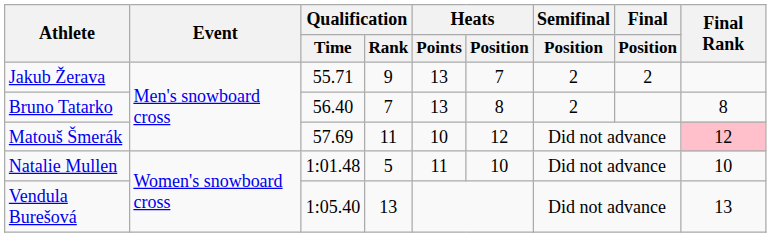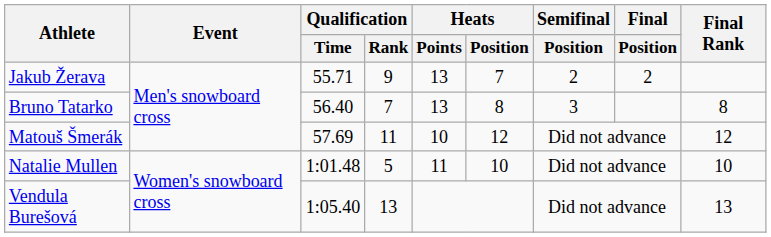(574, 107) 2 -> (574, 107) 3
(723, 136) pink background -> (723, 136) no background
